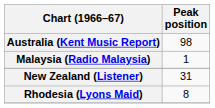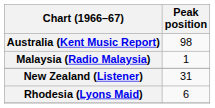(186, 94) 8 -> (186, 94) 6
